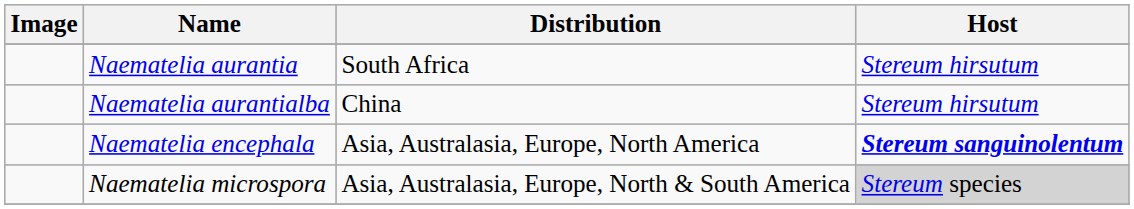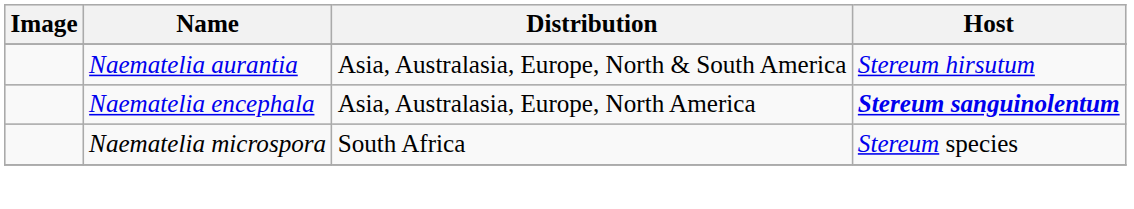(405, 64) South Africa -> (592, 64) Asia, Australasia, Europe, North & South America
- row: (209, 104)
(596, 183) Asia, Australasia, Europe, North & South America -> (402, 143) South Africa
(942, 183) lightgrey background -> (938, 143) no background
